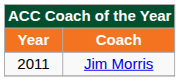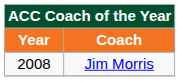(33, 64) 2011 -> (34, 64) 2008
